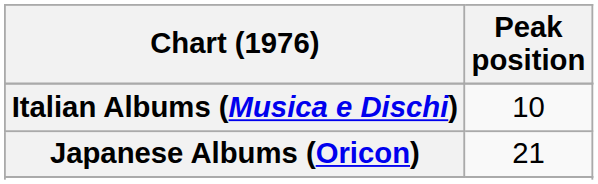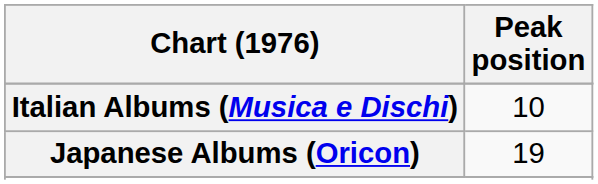(528, 153) 21 -> (528, 153) 19
